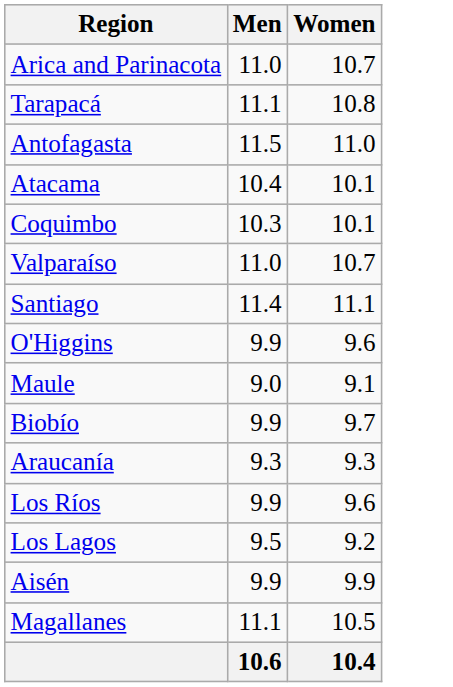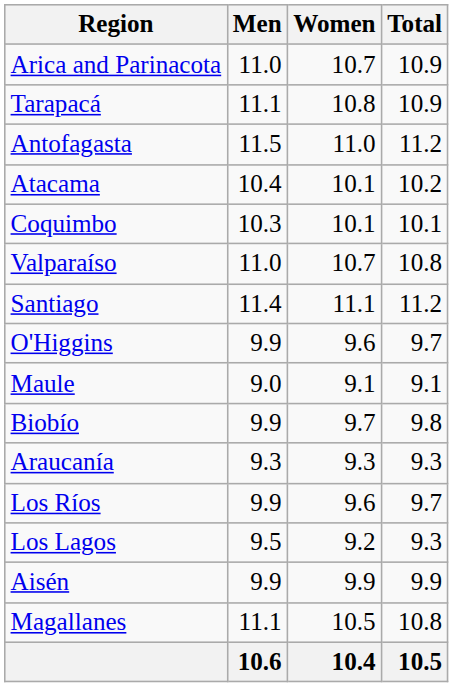+ column: (415, 24)
